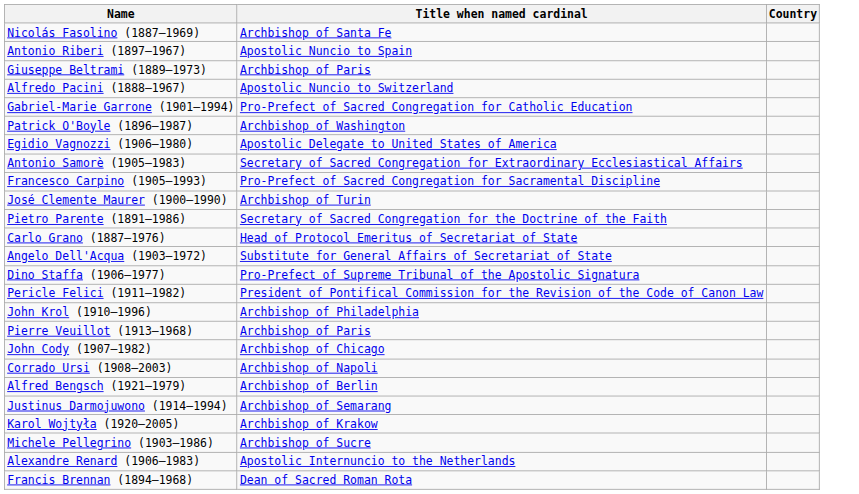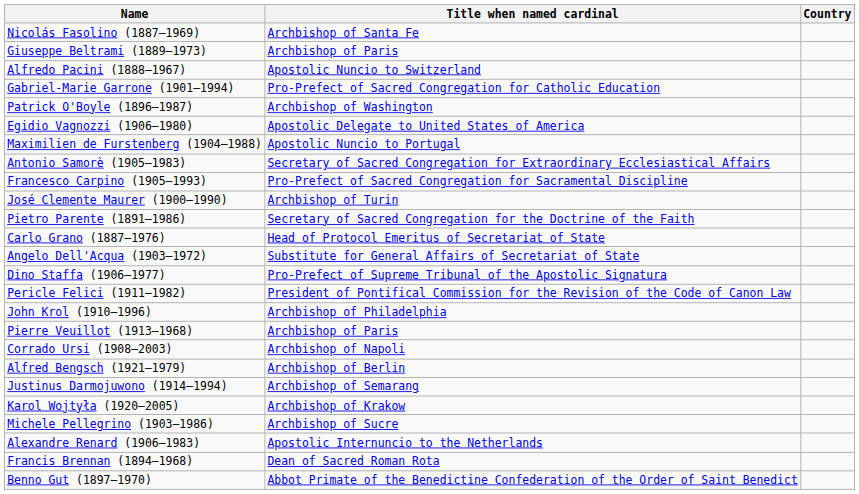- row: (97, 51)
+ row: (135, 144)
- row: (79, 349)
+ row: (79, 480)
